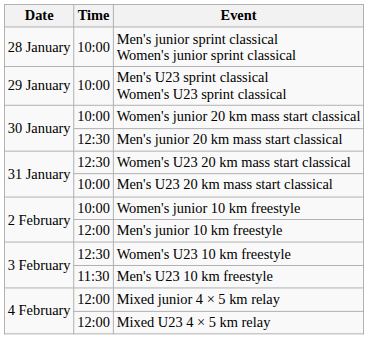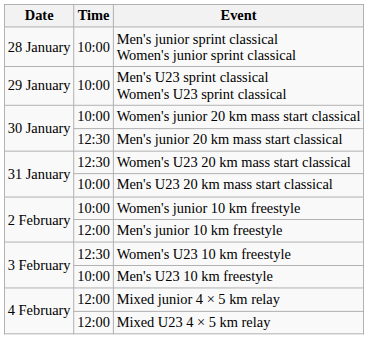(93, 276) 11:30 -> (94, 276) 10:00
